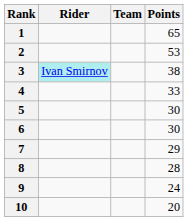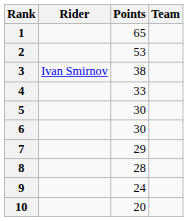columns swapped: (128, 14) <-> (164, 14)
(74, 71) paleturquoise background -> (74, 71) no background
